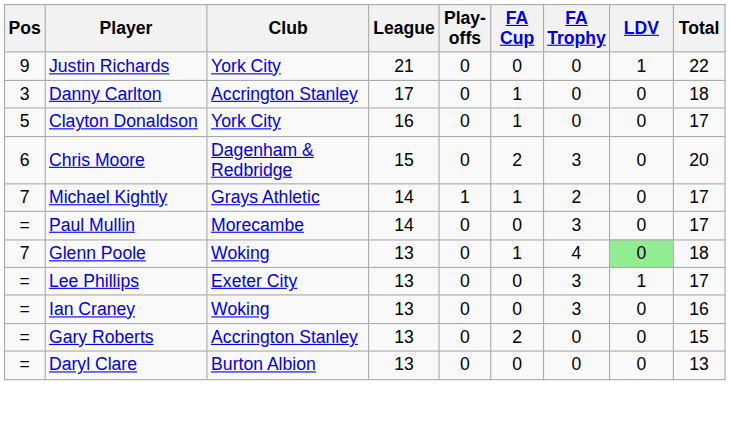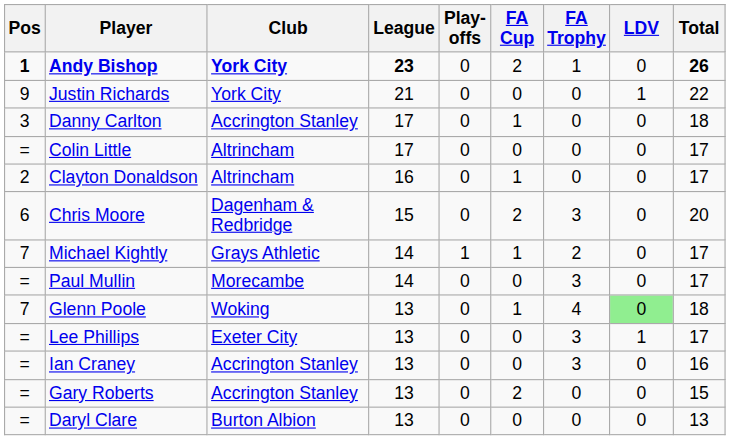+ row: (103, 66)
+ row: (90, 149)
(25, 121) 5 -> (25, 177) 2
(246, 121) York City -> (253, 177) Altrincham
(240, 309) Woking -> (284, 365) Accrington Stanley
